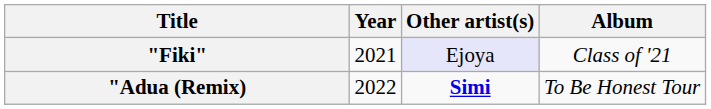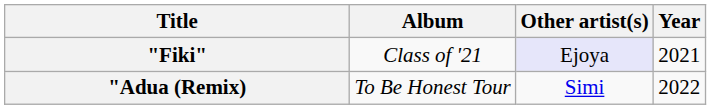columns swapped: (375, 21) <-> (622, 21)
(470, 87) bold -> (585, 87) normal
